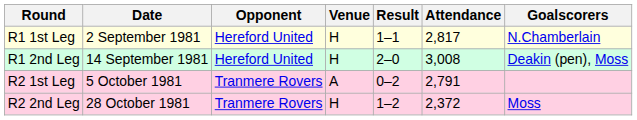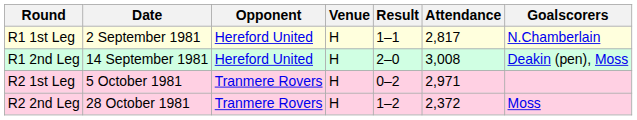(334, 81) A -> (334, 81) H
(443, 81) 2,791 -> (443, 81) 2,971
